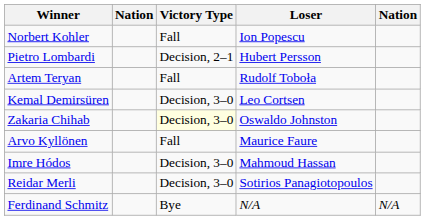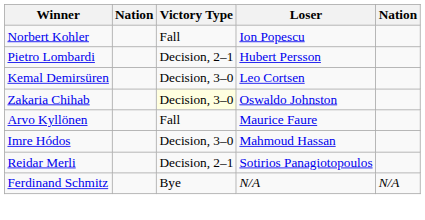- row: (44, 78)
(196, 183) Decision, 3–0 -> (196, 162) Decision, 2–1
